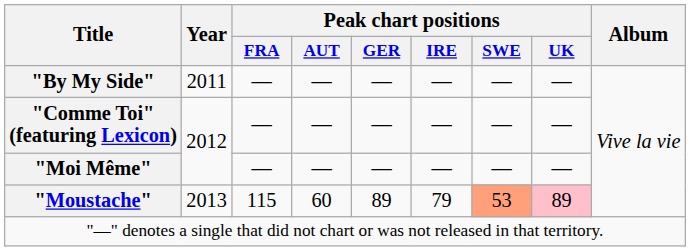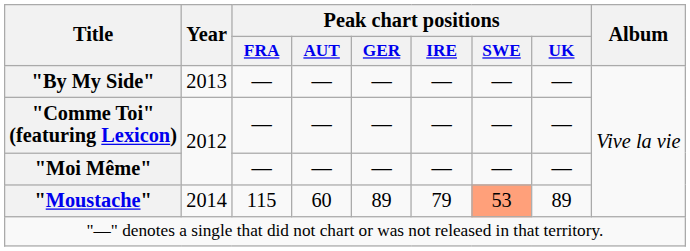(207, 81) 2011 -> (207, 81) 2013
(207, 200) 2013 -> (207, 200) 2014
(562, 200) pink background -> (562, 200) no background
